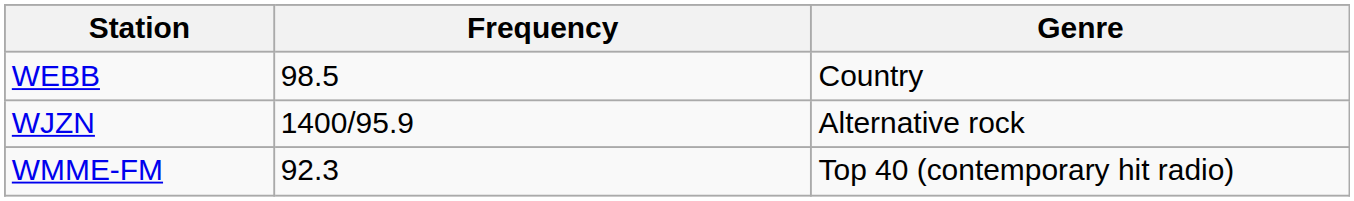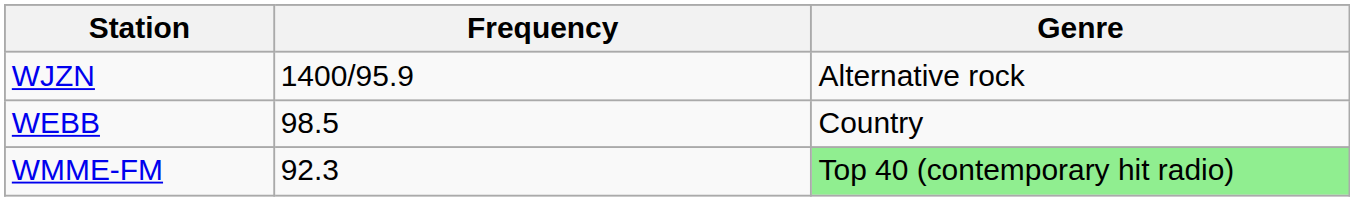rows swapped: (56, 75) <-> (53, 123)
(1026, 170) no background -> (1026, 170) lightgreen background
